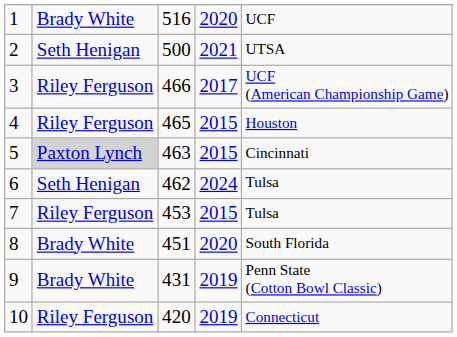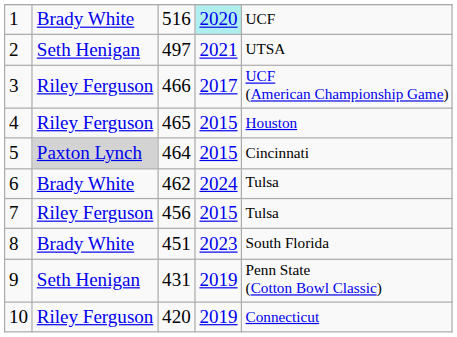(218, 19) no background -> (218, 19) paleturquoise background
(176, 49) 500 -> (176, 49) 497
(176, 153) 463 -> (176, 153) 464
(88, 183) Seth Henigan -> (86, 183) Brady White
(176, 213) 453 -> (176, 213) 456
(218, 243) 2020 -> (218, 243) 2023
(86, 280) Brady White -> (88, 280) Seth Henigan
